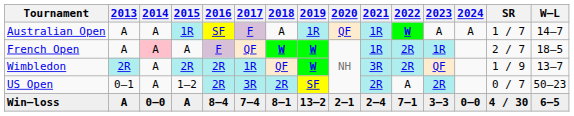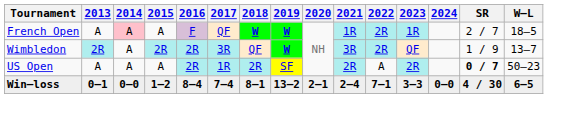- row: (56, 31)
(250, 67) 1R -> (224, 49) 3R
(124, 85) 0–1 -> (98, 67) A
(187, 85) 1–2 -> (161, 67) A
(250, 85) 3R -> (224, 67) 1R
(509, 85) normal -> (482, 67) bold
(124, 102) A -> (98, 85) 0–1
(187, 102) A -> (161, 85) 1–2
